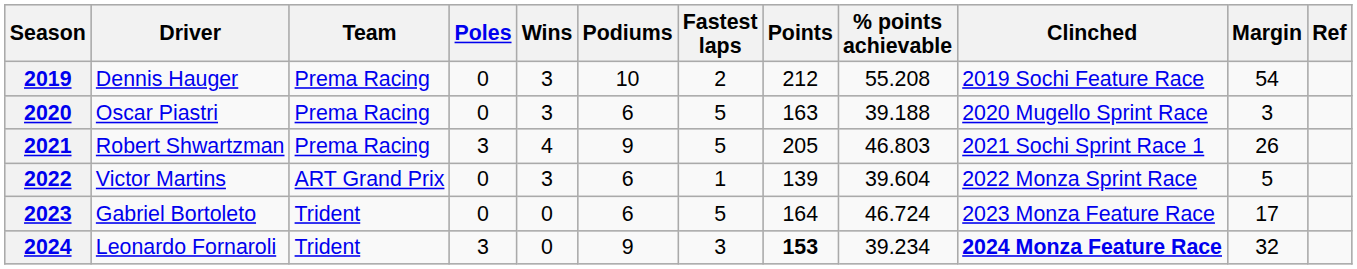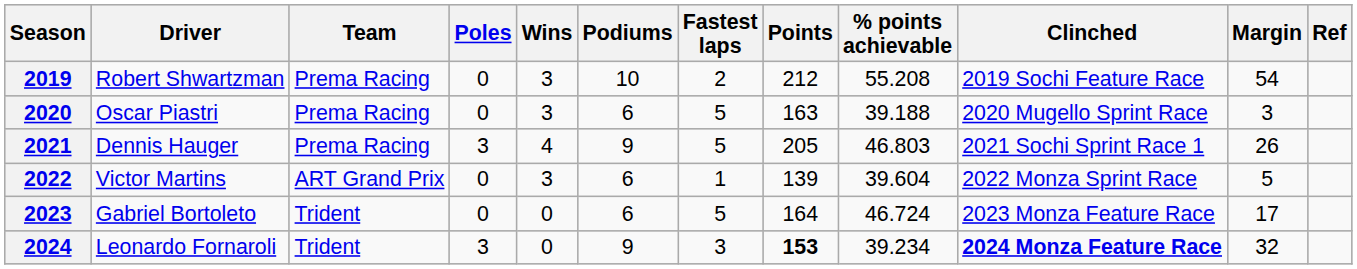(167, 78) Dennis Hauger -> (190, 78) Robert Shwartzman
(190, 146) Robert Shwartzman -> (167, 146) Dennis Hauger
